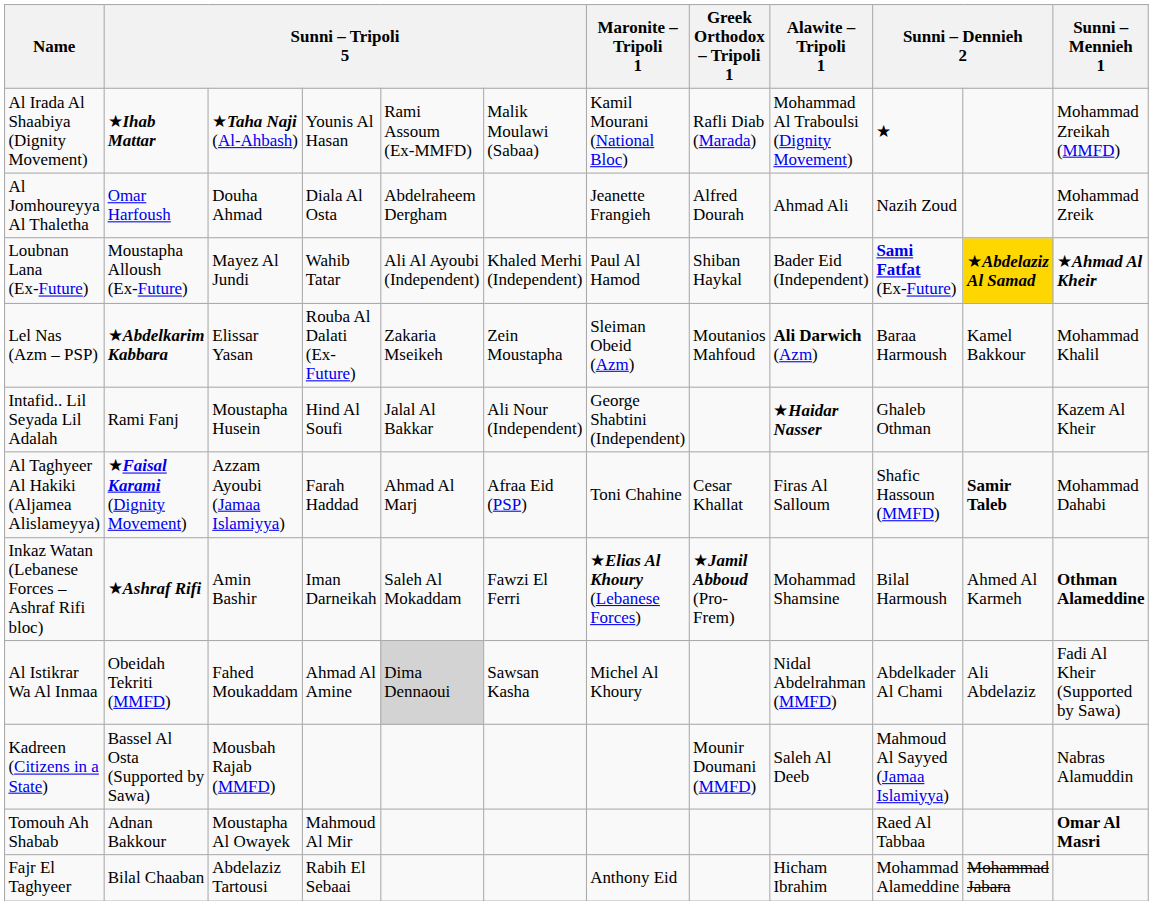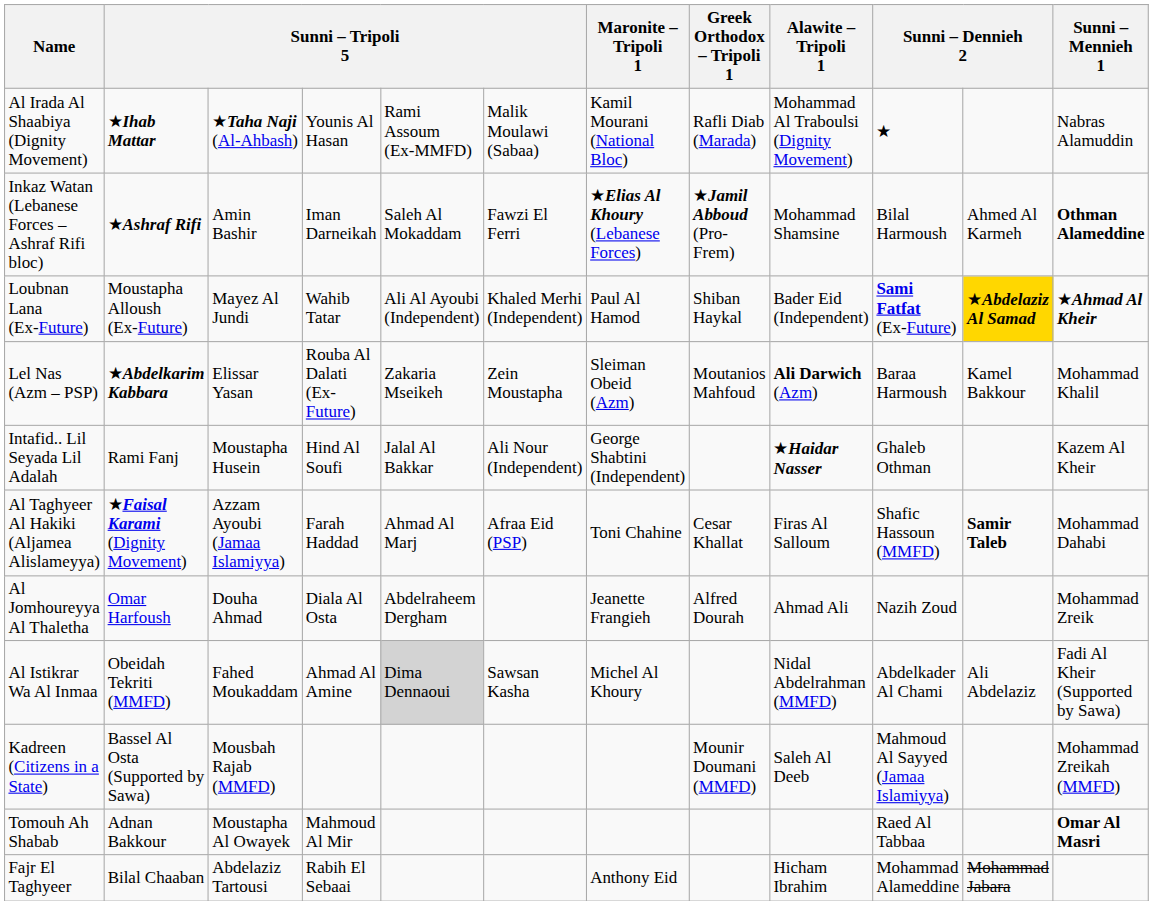(1098, 130) Mohammad Zreikah (MMFD) -> (1095, 130) Nabras Alamuddin
rows swapped: (51, 588) <-> (54, 205)
(1095, 766) Nabras Alamuddin -> (1098, 766) Mohammad Zreikah (MMFD)
